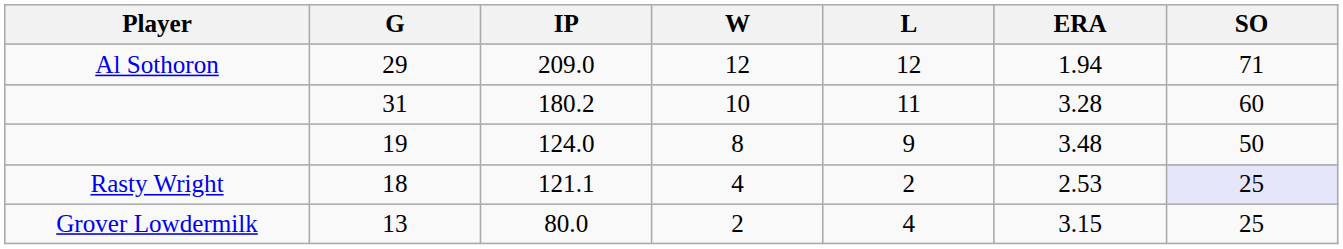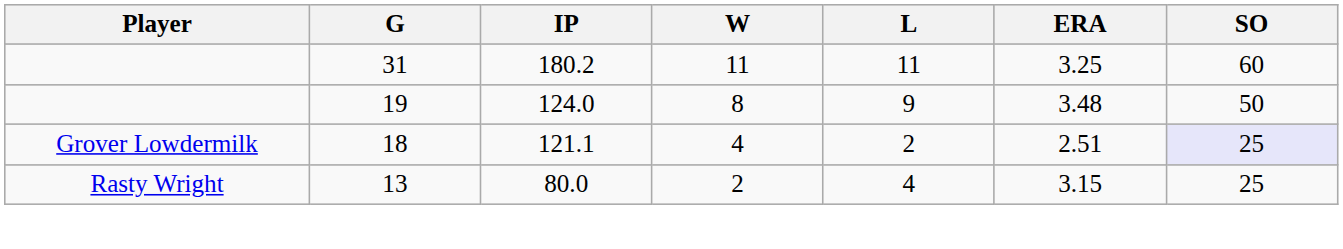- row: (395, 64)
(738, 104) 10 -> (738, 64) 11
(1080, 104) 3.28 -> (1080, 64) 3.25
(157, 183) Rasty Wright -> (157, 143) Grover Lowdermilk
(1080, 183) 2.53 -> (1080, 143) 2.51
(157, 223) Grover Lowdermilk -> (157, 183) Rasty Wright
